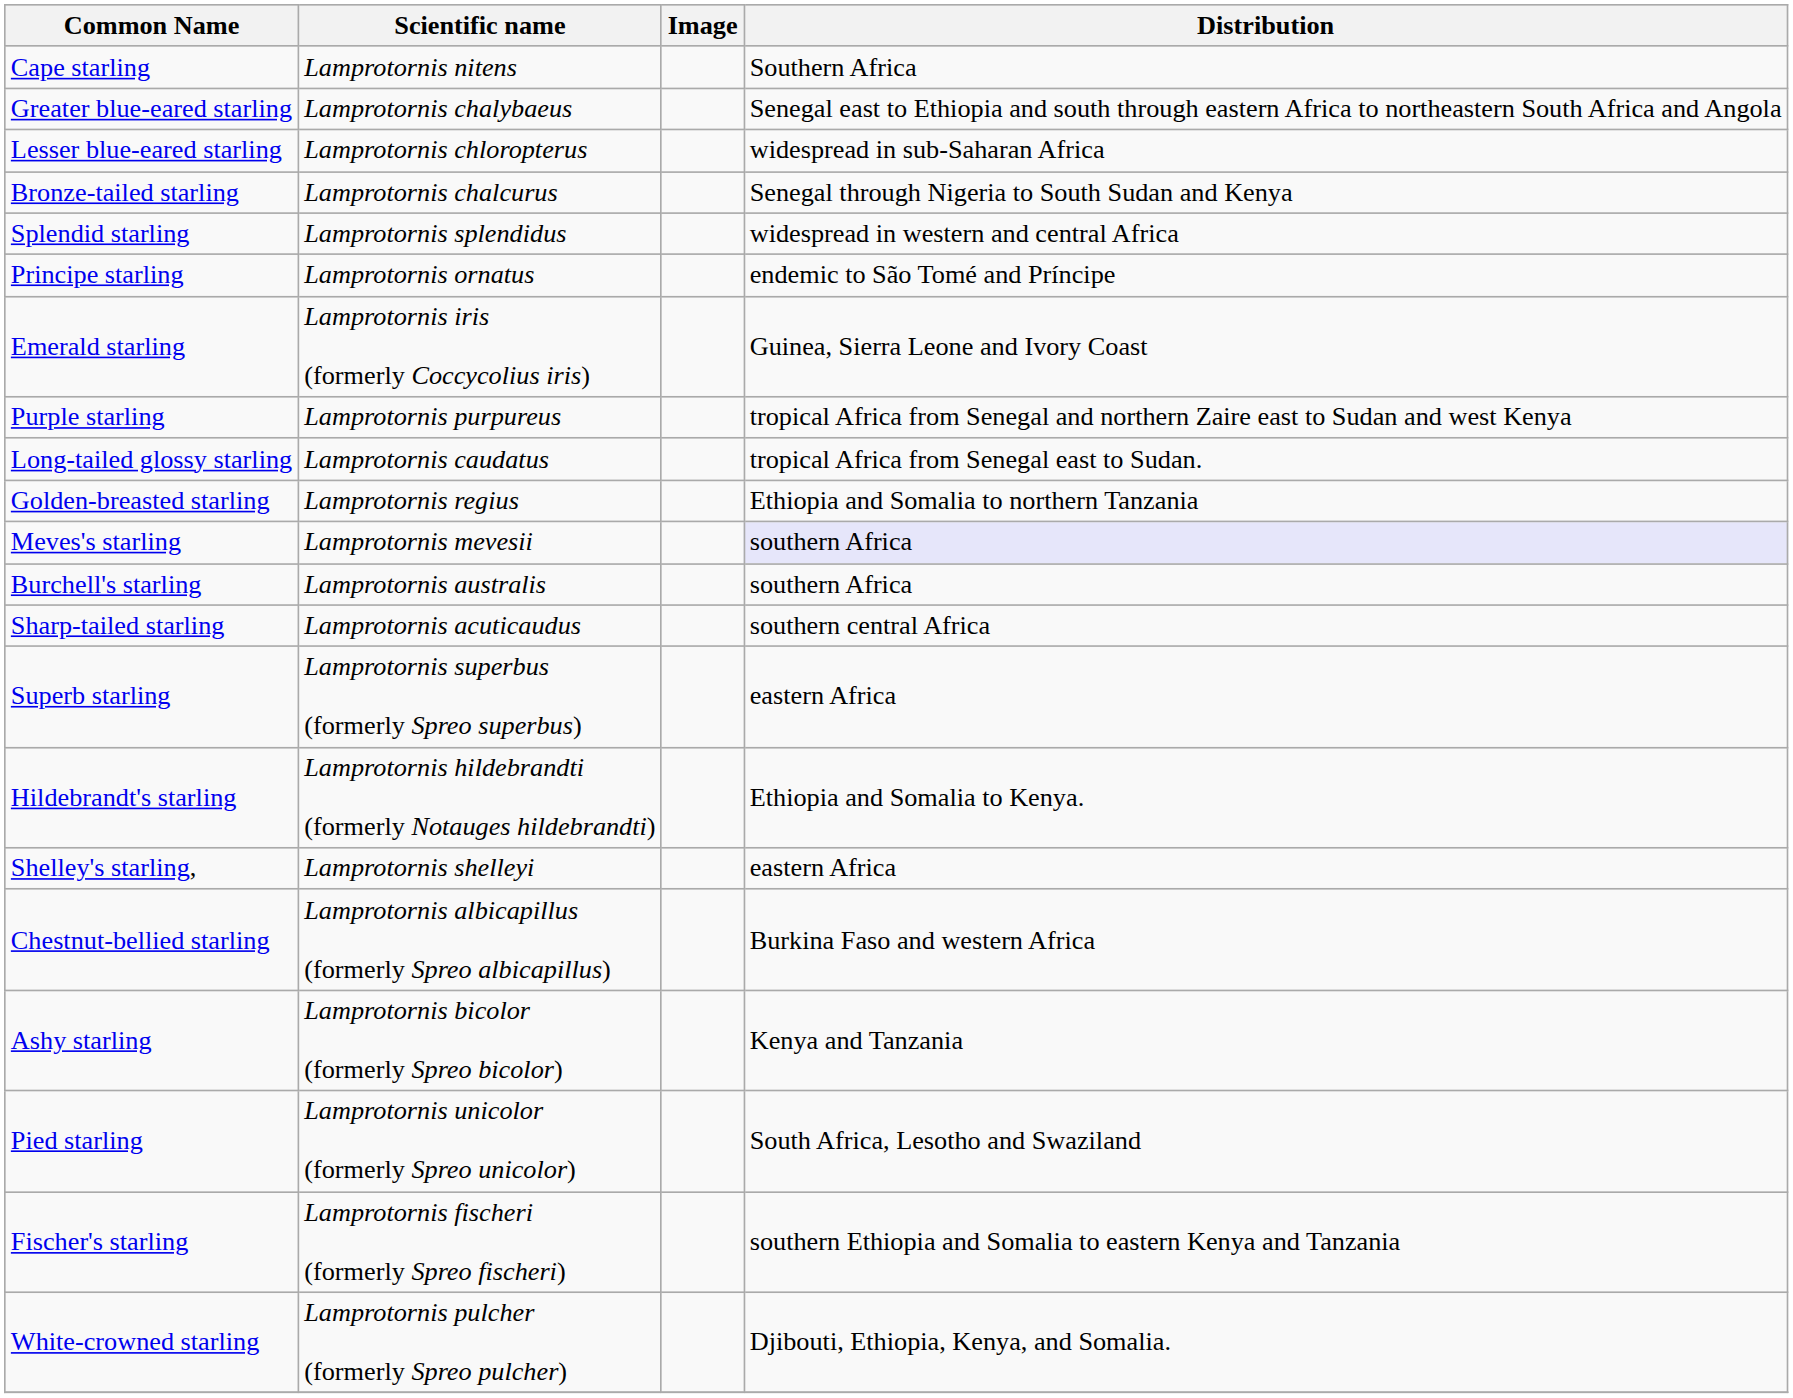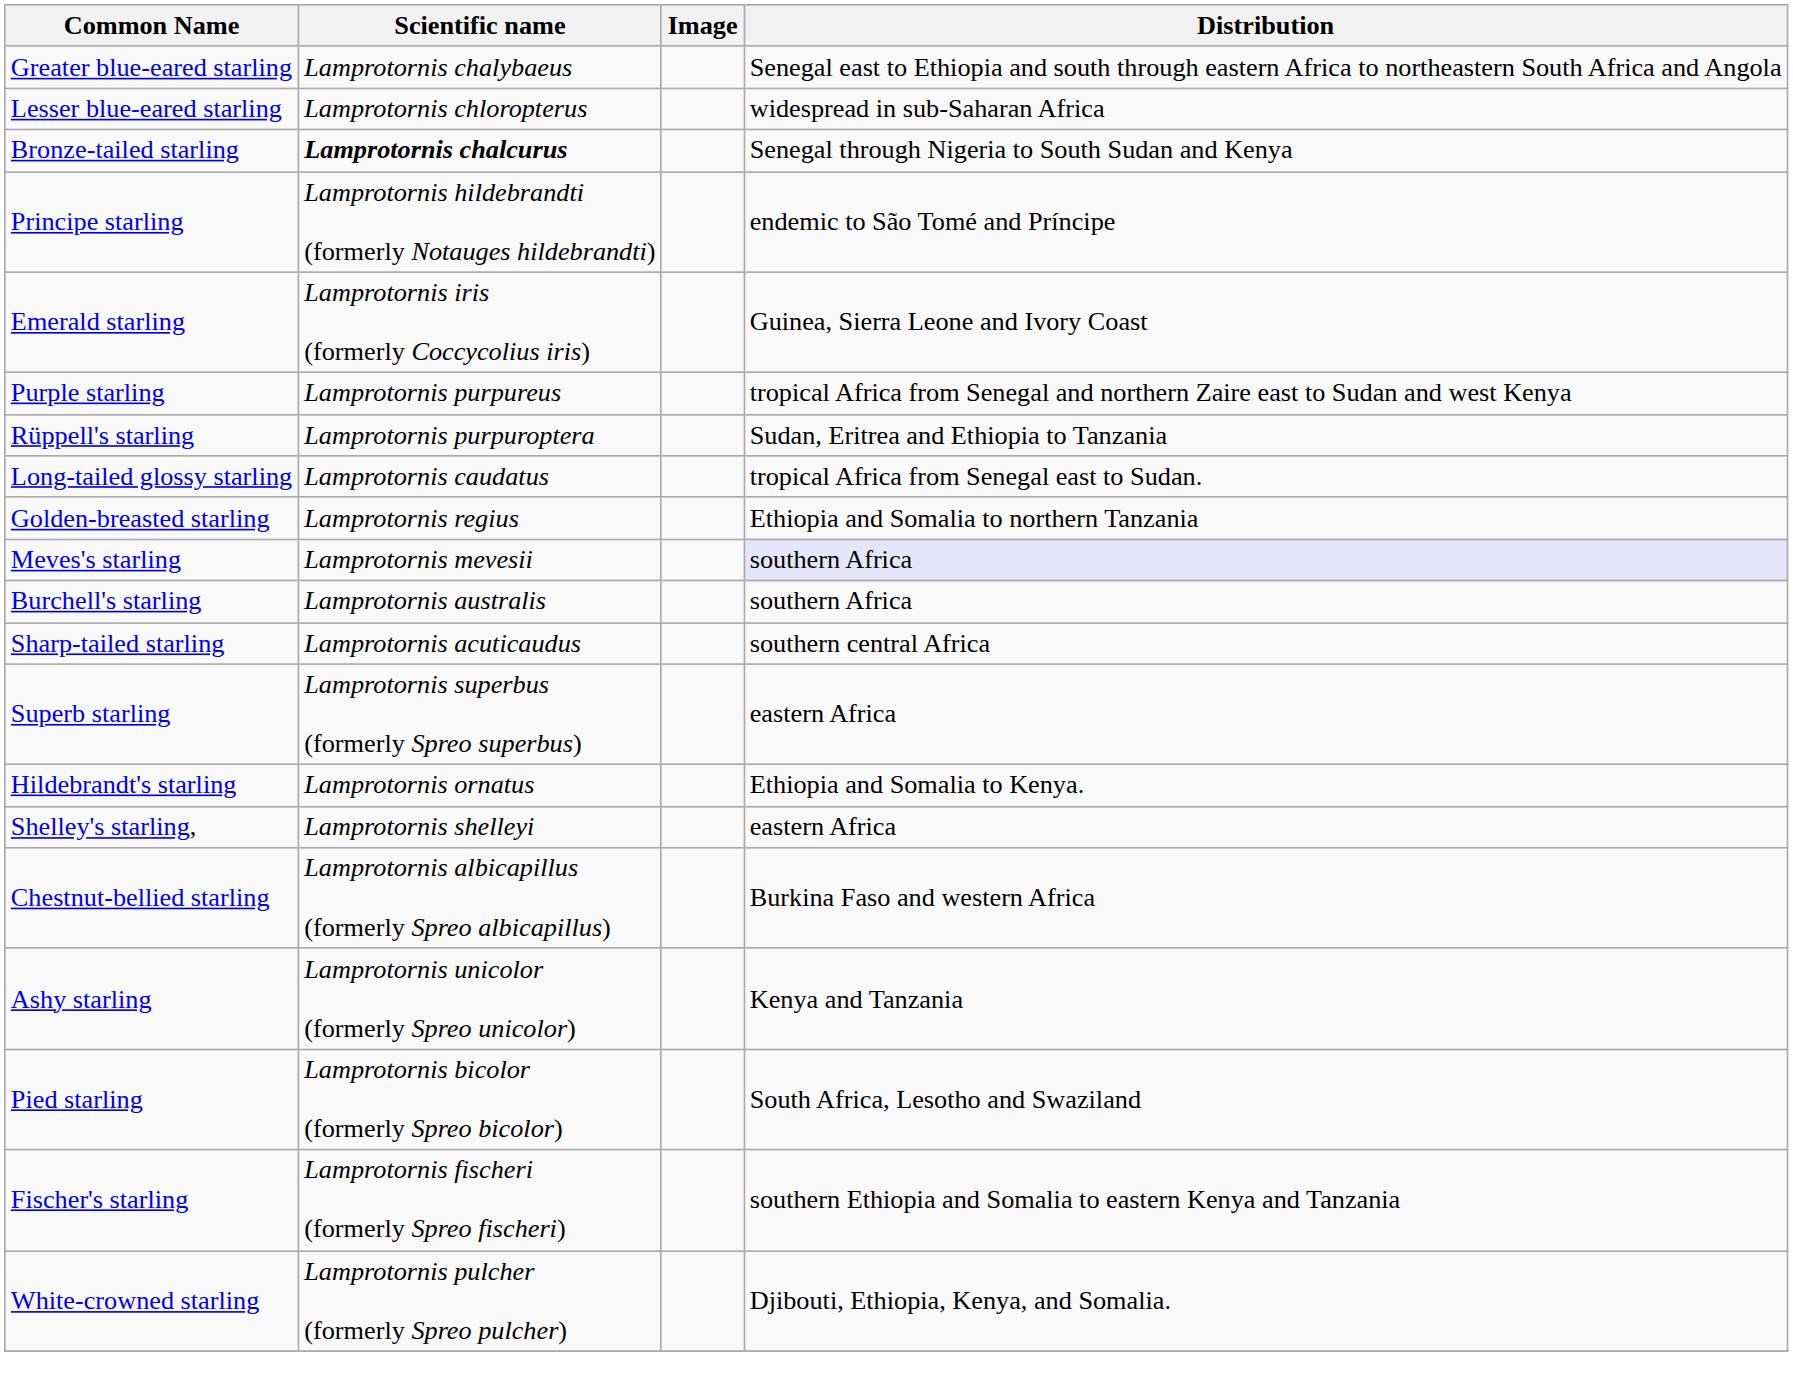- row: (80, 66)
(431, 191) normal -> (436, 150) bold
- row: (100, 233)
(419, 274) Lamprotornis ornatus -> (480, 221) Lamprotornis hildebrandti (formerly Notauges hildebrandti)
+ row: (103, 434)
(480, 797) Lamprotornis hildebrandti (formerly Notauges hildebrandti) -> (419, 785) Lamprotornis ornatus
(434, 1040) Lamprotornis bicolor (formerly Spreo bicolor) -> (440, 998) Lamprotornis unicolor (formerly Spreo unicolor)
(440, 1140) Lamprotornis unicolor (formerly Spreo unicolor) -> (434, 1099) Lamprotornis bicolor (formerly Spreo bicolor)
